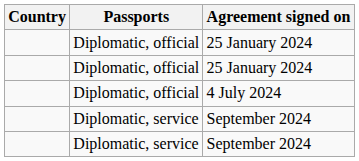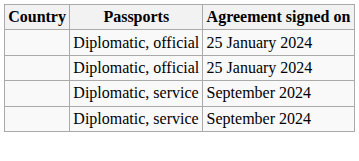- row: (136, 93)
